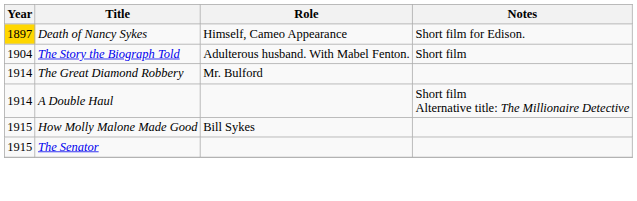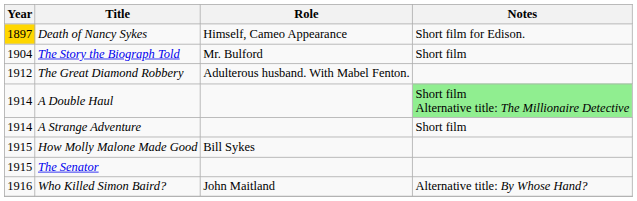(306, 53) Adulterous husband. With Mabel Fenton. -> (233, 53) Mr. Bulford
(20, 73) 1914 -> (20, 73) 1912
(233, 73) Mr. Bulford -> (306, 73) Adulterous husband. With Mabel Fenton.
(522, 100) no background -> (522, 100) lightgreen background
+ row: (90, 127)
+ row: (102, 186)
